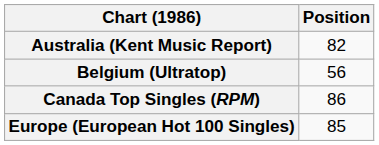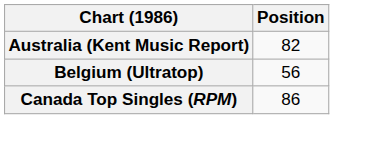- row: (152, 126)
